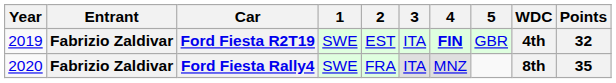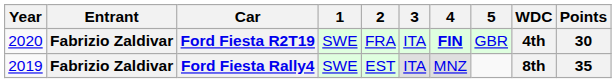(25, 41) 2019 -> (25, 41) 2020
(380, 41) EST -> (380, 41) FRA
(583, 41) 32 -> (583, 41) 30
(25, 65) 2020 -> (25, 65) 2019
(380, 65) FRA -> (380, 65) EST
